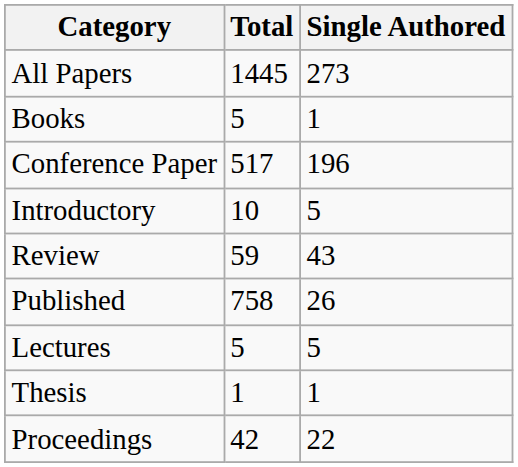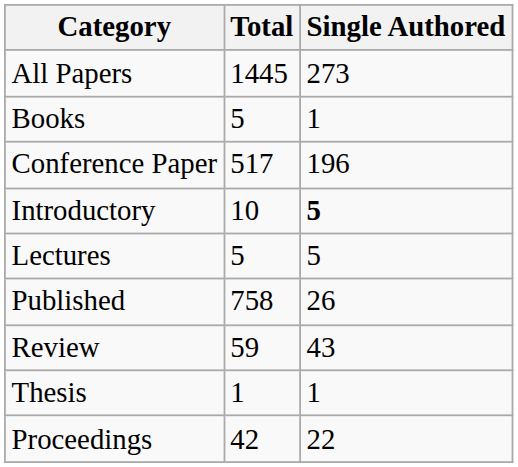(314, 210) normal -> (314, 210) bold
rows swapped: (61, 347) <-> (56, 255)
